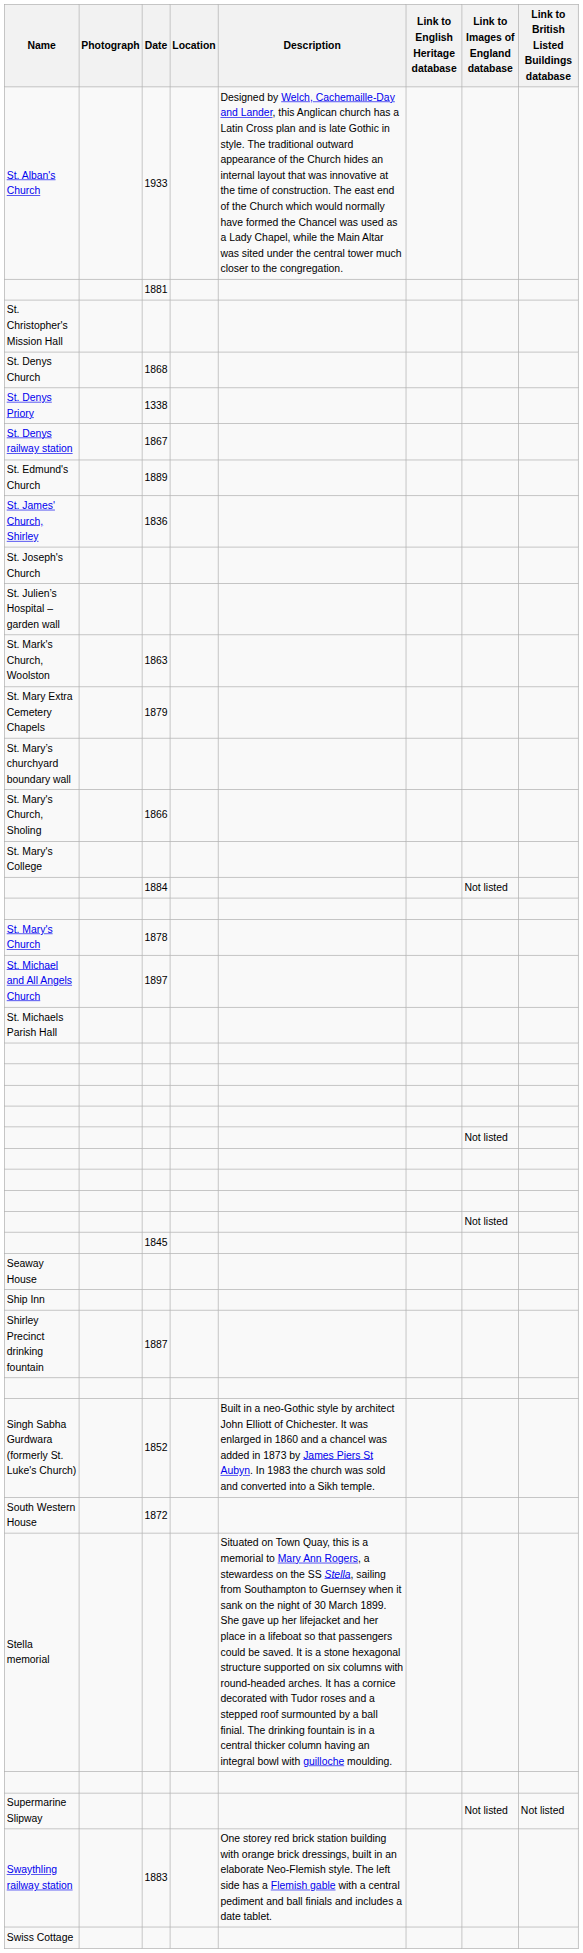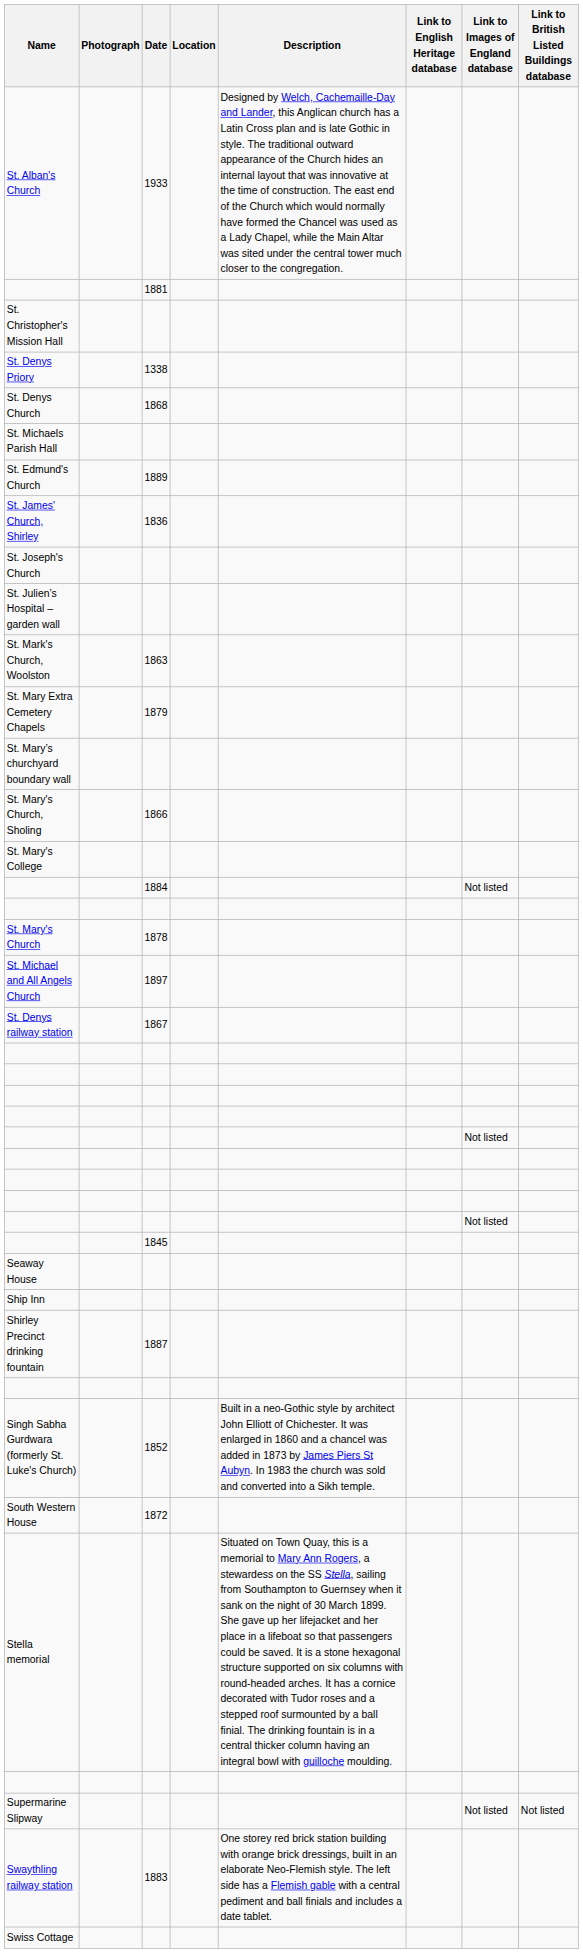rows swapped: (29, 369) <-> (29, 405)
rows swapped: (40, 441) <-> (35, 1025)
